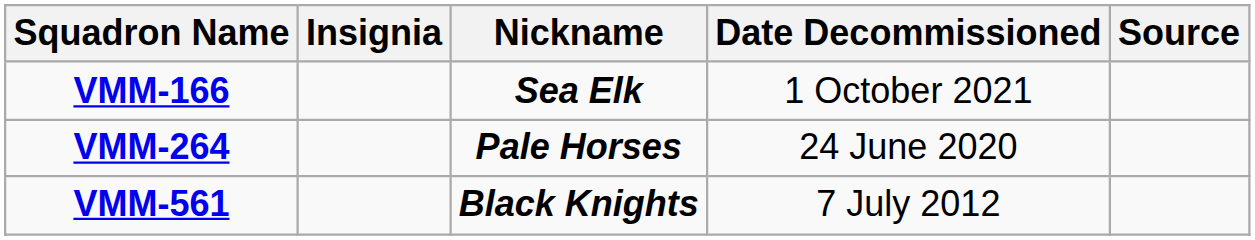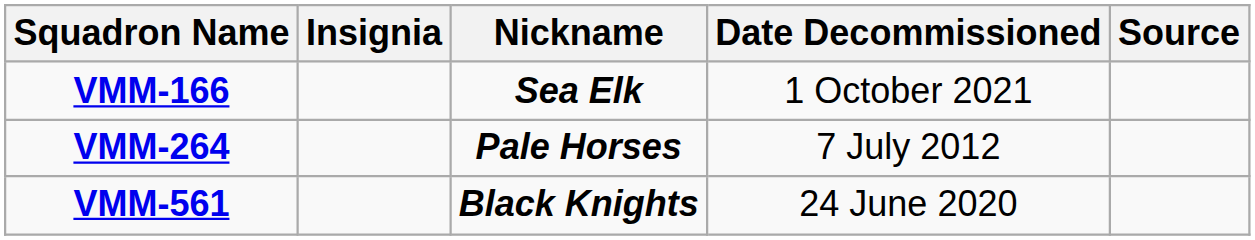(908, 147) 24 June 2020 -> (908, 147) 7 July 2012
(908, 204) 7 July 2012 -> (908, 204) 24 June 2020
